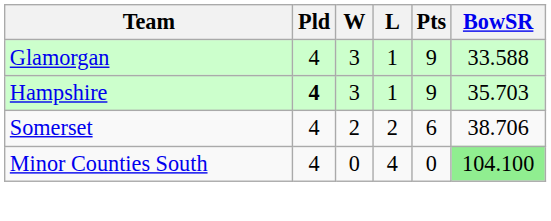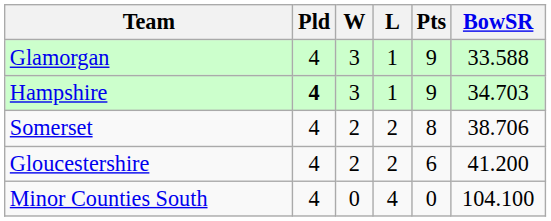(498, 92) 35.703 -> (498, 92) 34.703
(431, 127) 6 -> (431, 127) 8
+ row: (80, 163)
(498, 163) lightgreen background -> (498, 198) no background
